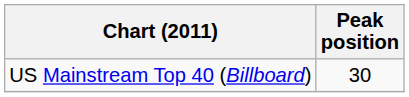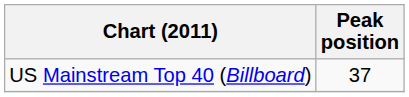(360, 75) 30 -> (360, 75) 37
